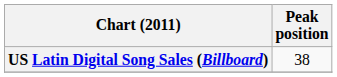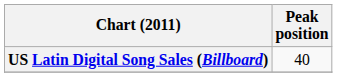(302, 59) 38 -> (302, 59) 40
